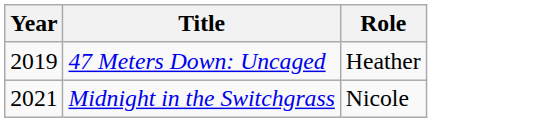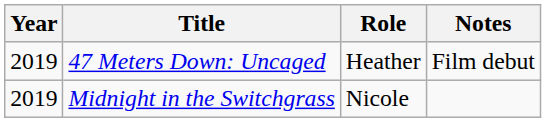+ column: (483, 23)
(34, 98) 2021 -> (34, 98) 2019
